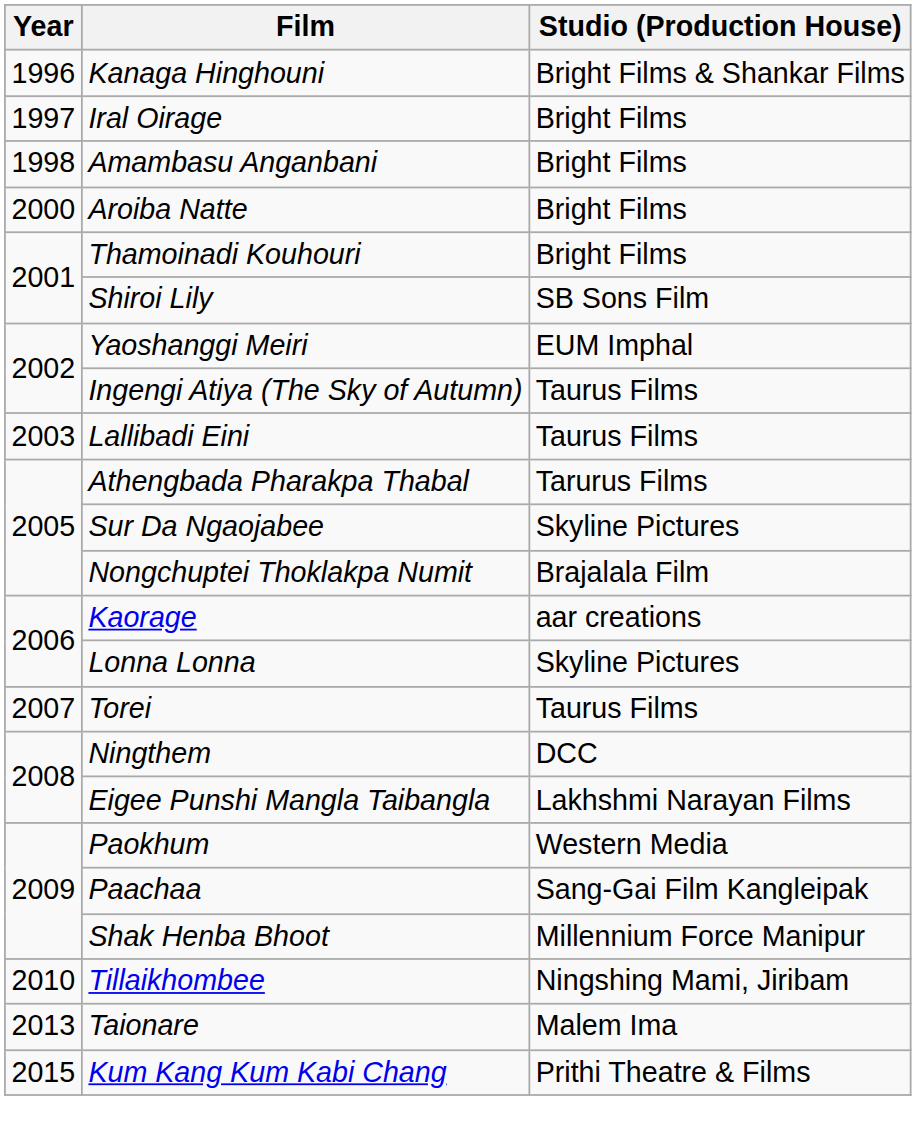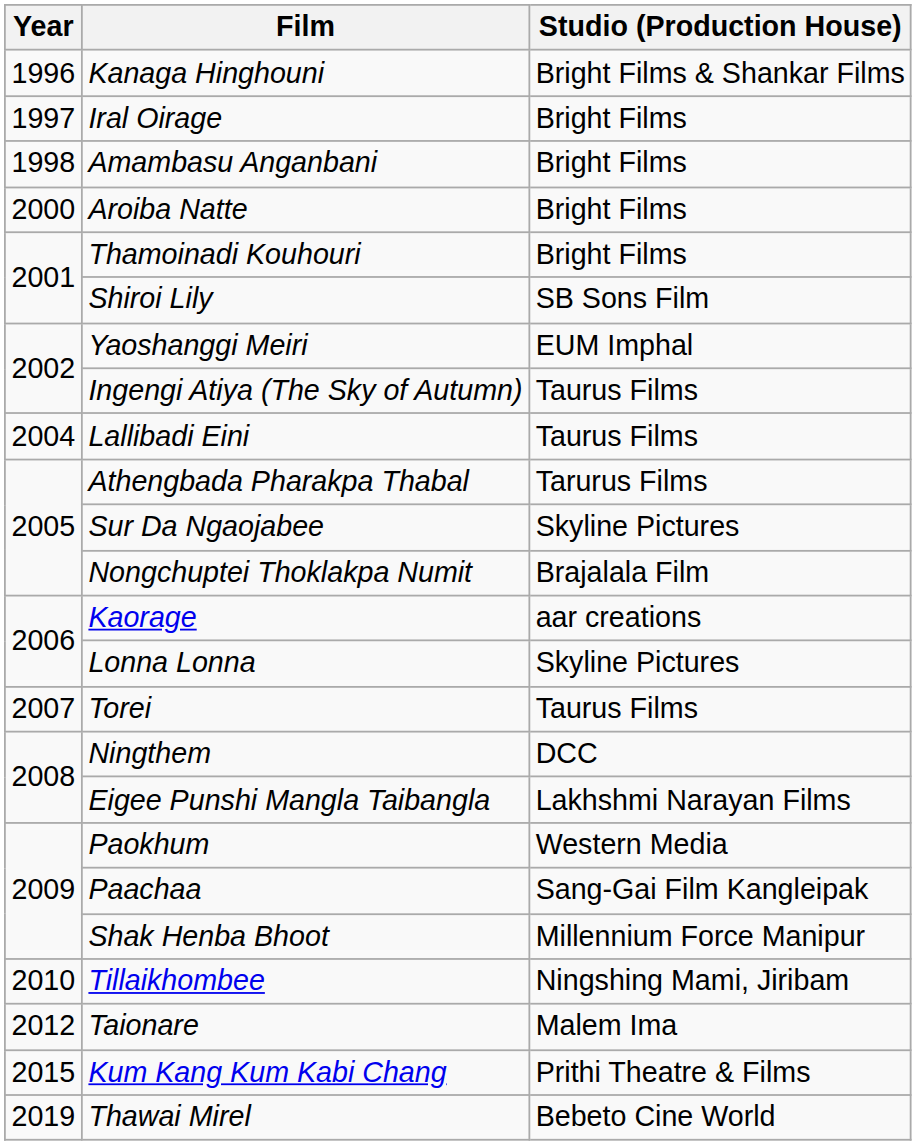(43, 436) 2003 -> (43, 436) 2004
(43, 1026) 2013 -> (43, 1026) 2012
+ row: (170, 1117)
